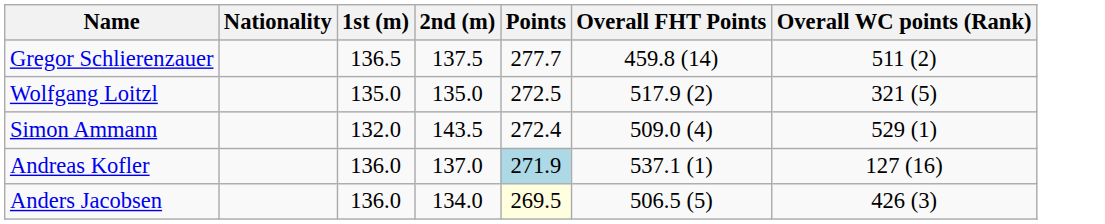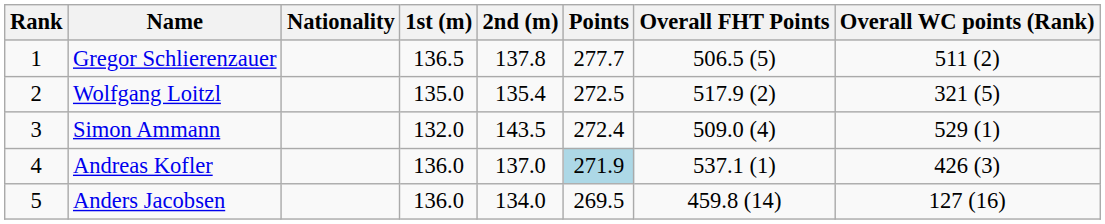+ column: (36, 22)
(457, 58) 137.5 -> (521, 58) 137.8
(671, 58) 459.8 (14) -> (734, 58) 506.5 (5)
(457, 93) 135.0 -> (521, 93) 135.4
(904, 165) 127 (16) -> (967, 165) 426 (3)
(536, 201) lightyellow background -> (599, 201) no background
(671, 201) 506.5 (5) -> (734, 201) 459.8 (14)
(904, 201) 426 (3) -> (967, 201) 127 (16)
